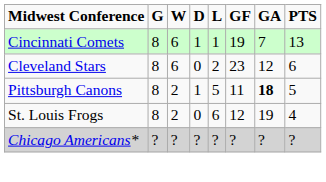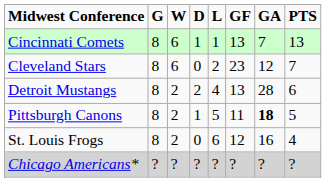(237, 41) 19 -> (237, 41) 13
(292, 66) 6 -> (292, 66) 7
+ row: (62, 90)
(266, 115) 19 -> (266, 139) 16
